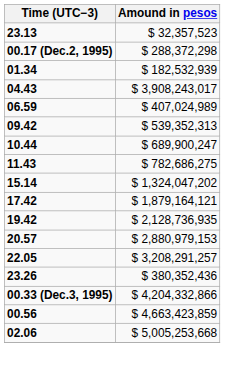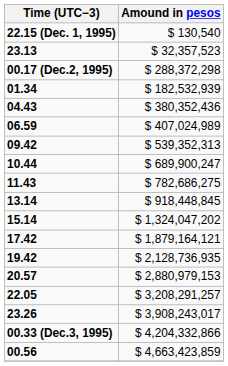+ row: (61, 32)
(174, 88) $ 3,908,243,017 -> (183, 107) $ 380,352,436
+ row: (22, 201)
(179, 276) $ 380,352,436 -> (178, 314) $ 3,908,243,017
- row: (22, 333)
